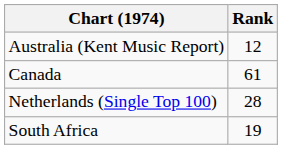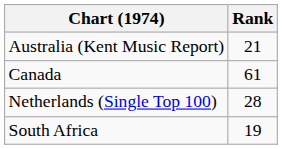(253, 46) 12 -> (253, 46) 21
